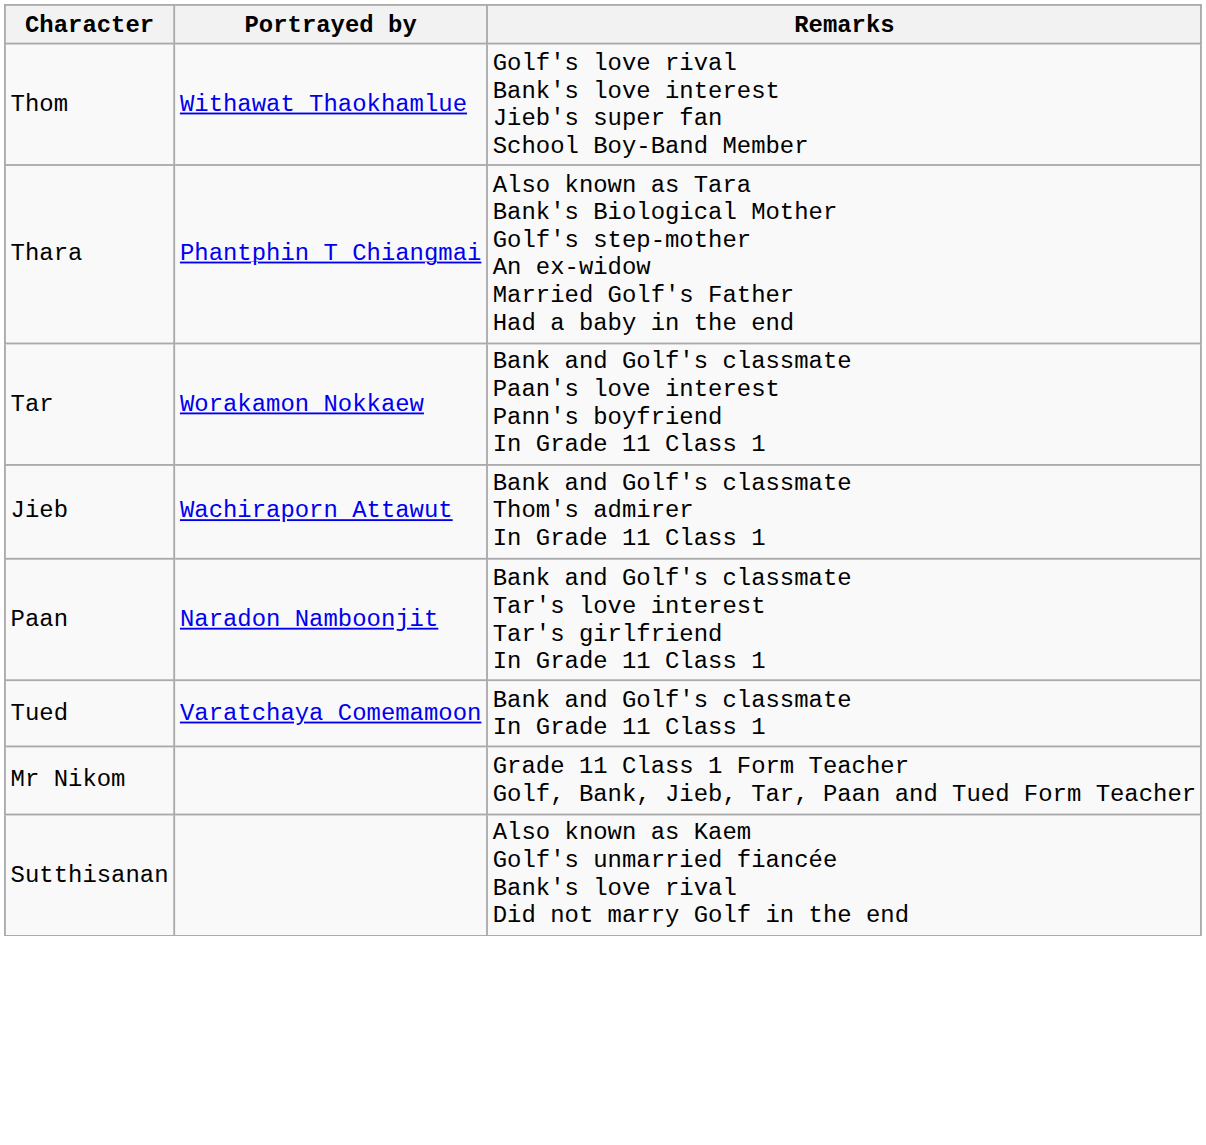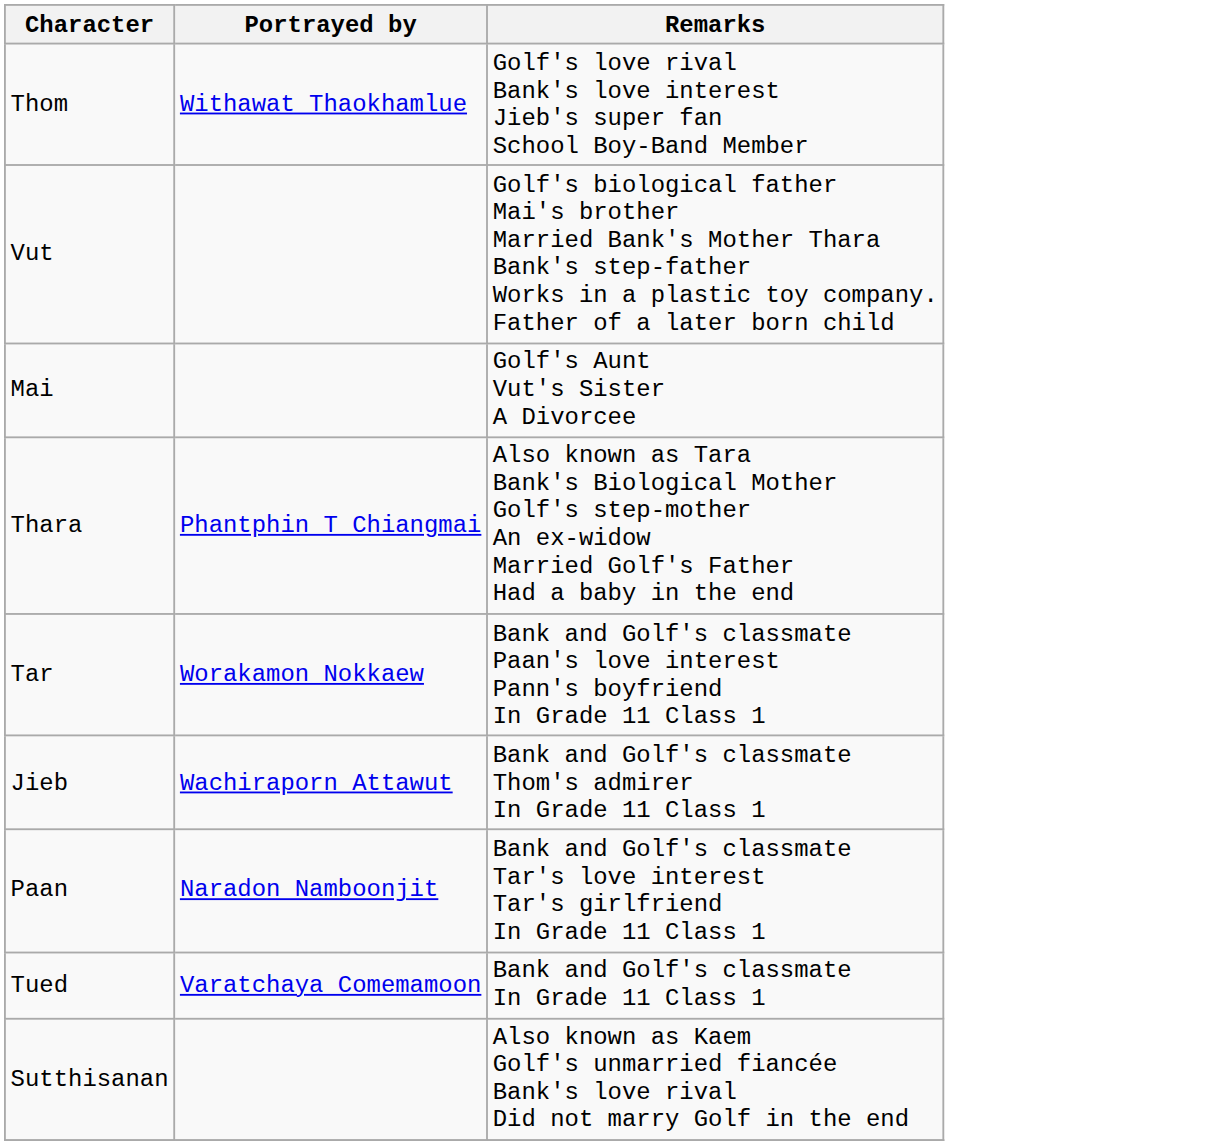+ row: (32, 254)
+ row: (32, 390)
- row: (68, 780)
